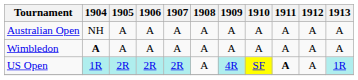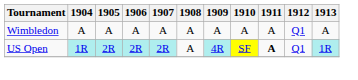- row: (43, 30)
(96, 48) bold -> (82, 30) normal
(312, 48) A -> (298, 30) Q1
(312, 65) A -> (298, 48) Q1
